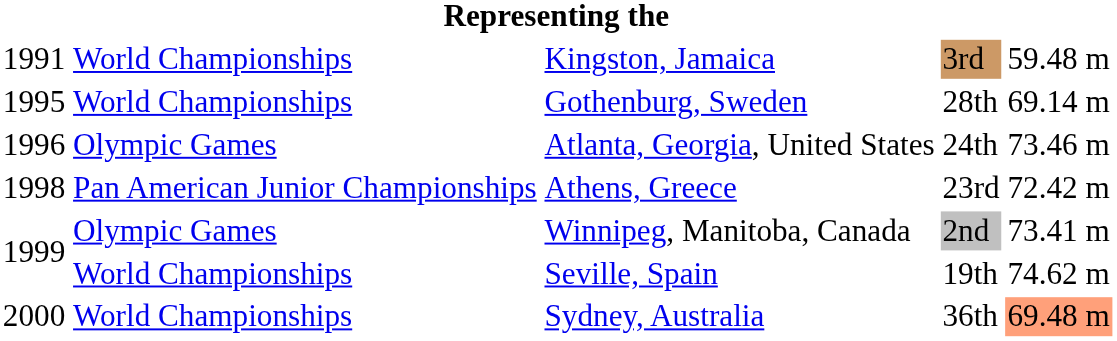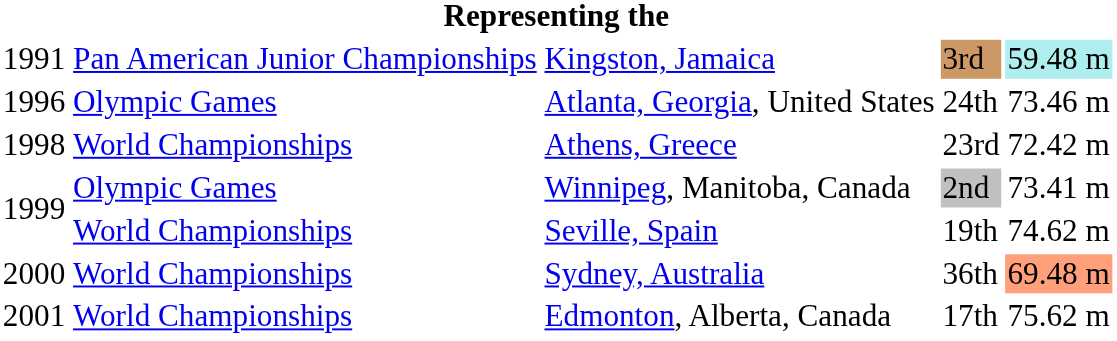(213, 58) World Championships -> (305, 58) Pan American Junior Championships
(1059, 58) no background -> (1059, 58) paleturquoise background
- row: (676, 101)
(305, 187) Pan American Junior Championships -> (213, 144) World Championships
+ row: (718, 316)
